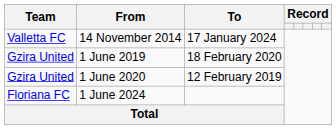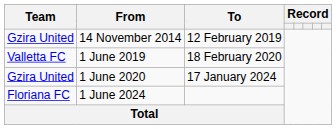(36, 38) Valletta FC -> (40, 38) Gzira United
(232, 38) 17 January 2024 -> (234, 38) 12 February 2019
(40, 57) Gzira United -> (36, 57) Valletta FC
(234, 76) 12 February 2019 -> (232, 76) 17 January 2024
